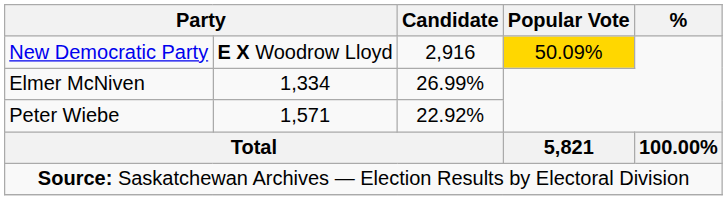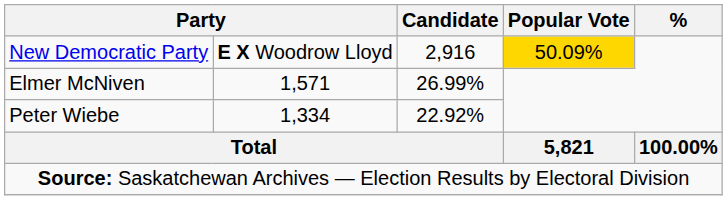(305, 83) 1,334 -> (305, 83) 1,571
(305, 115) 1,571 -> (305, 115) 1,334
